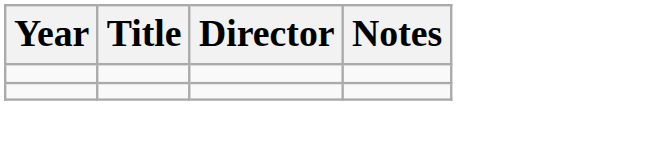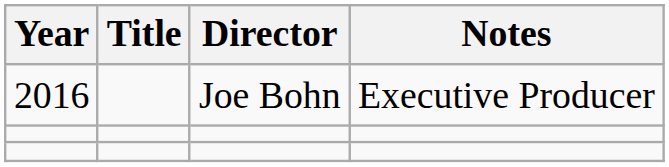+ row: (52, 94)
